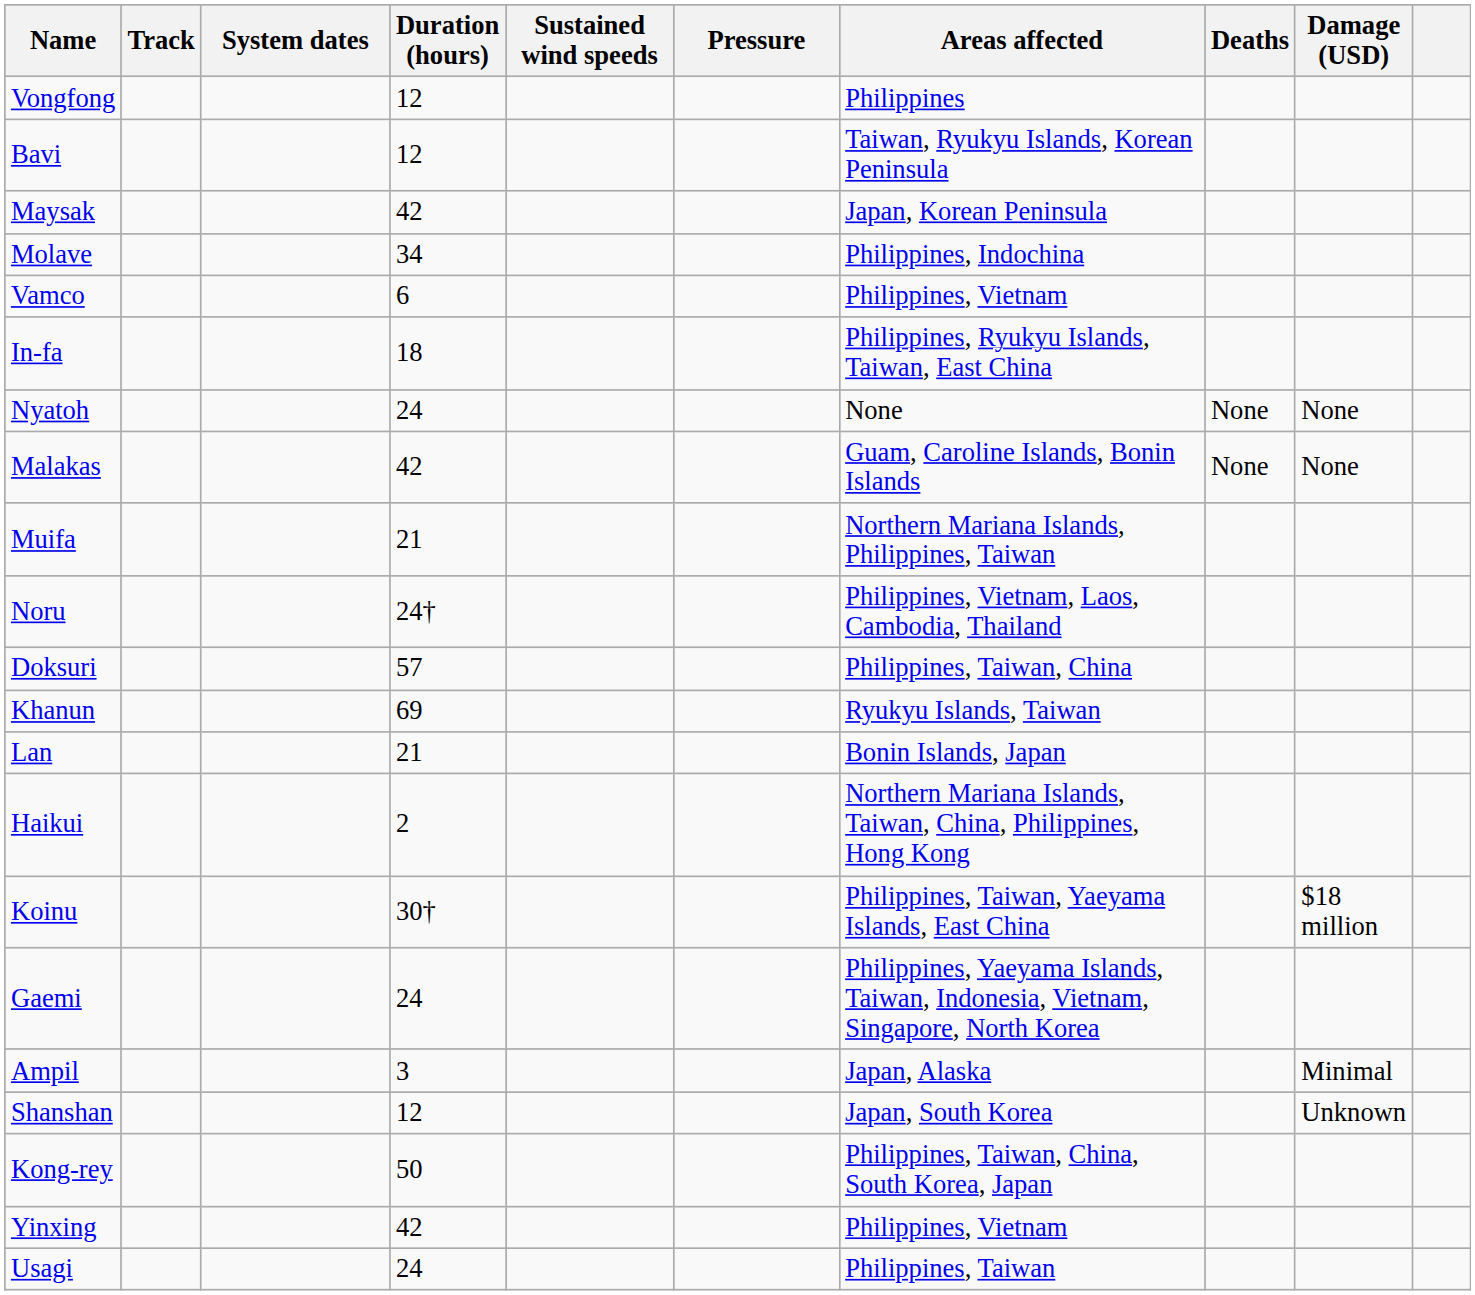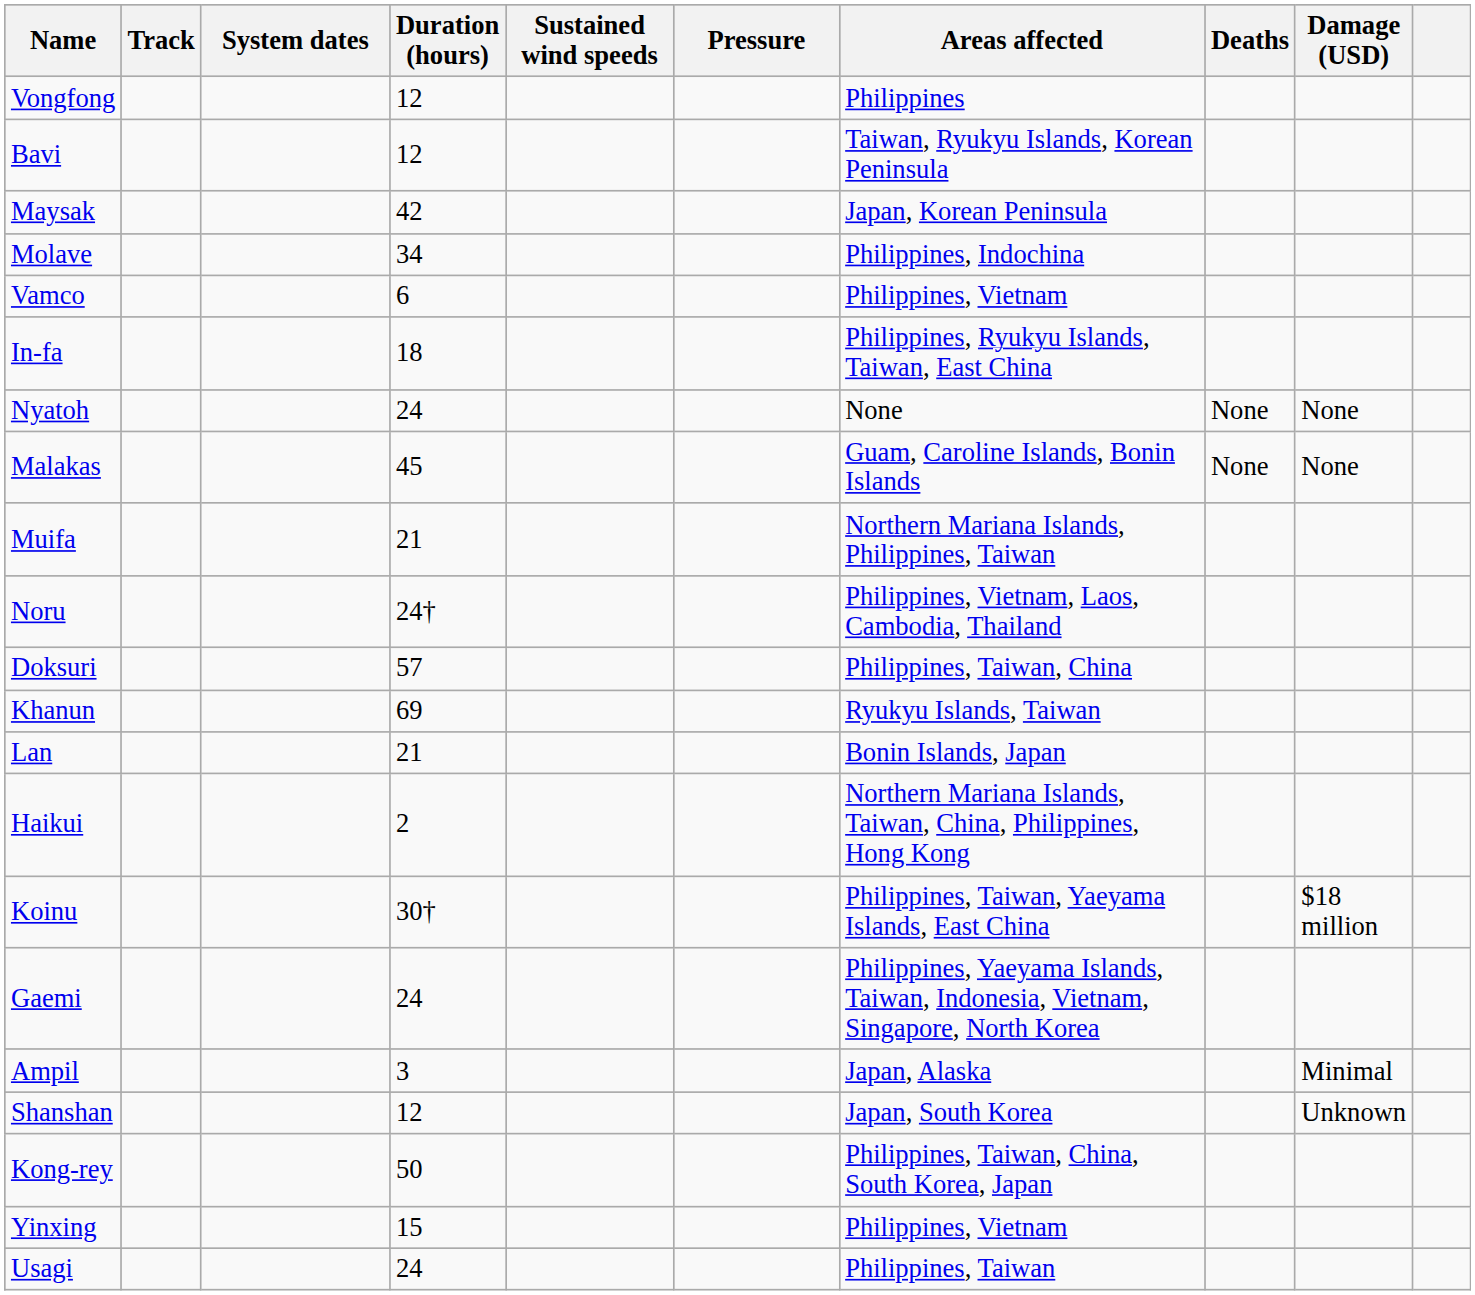(409, 467) 42 -> (409, 467) 45
(409, 1226) 42 -> (409, 1226) 15
